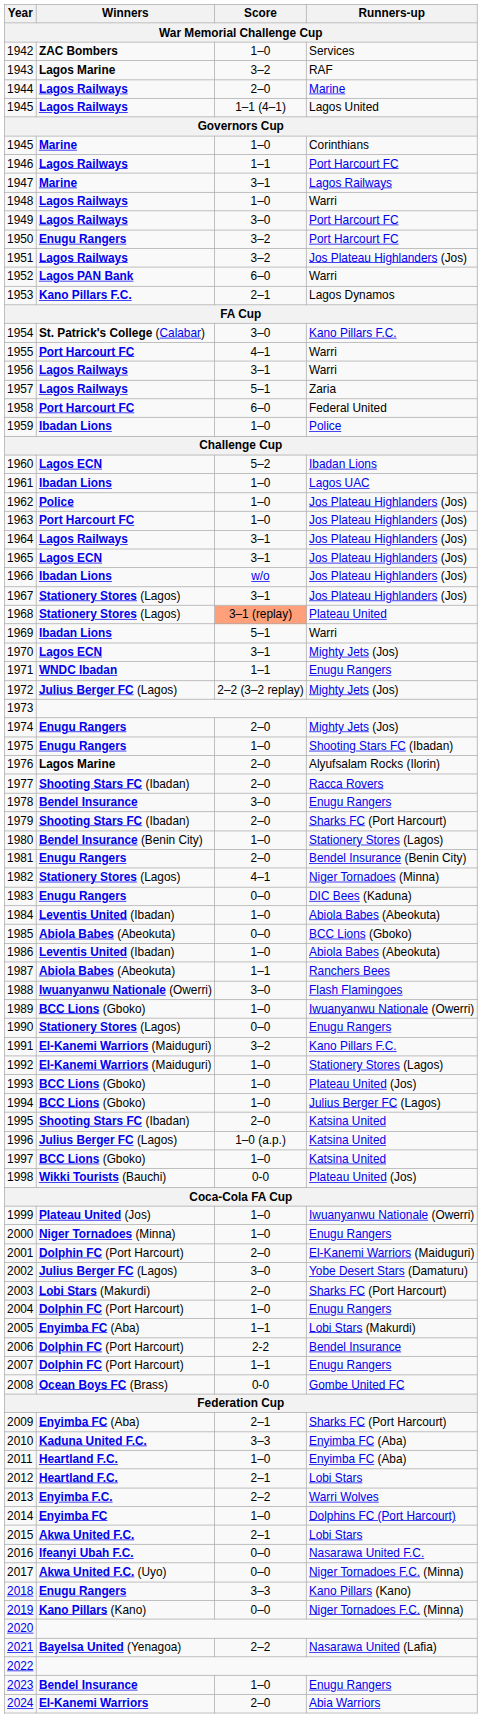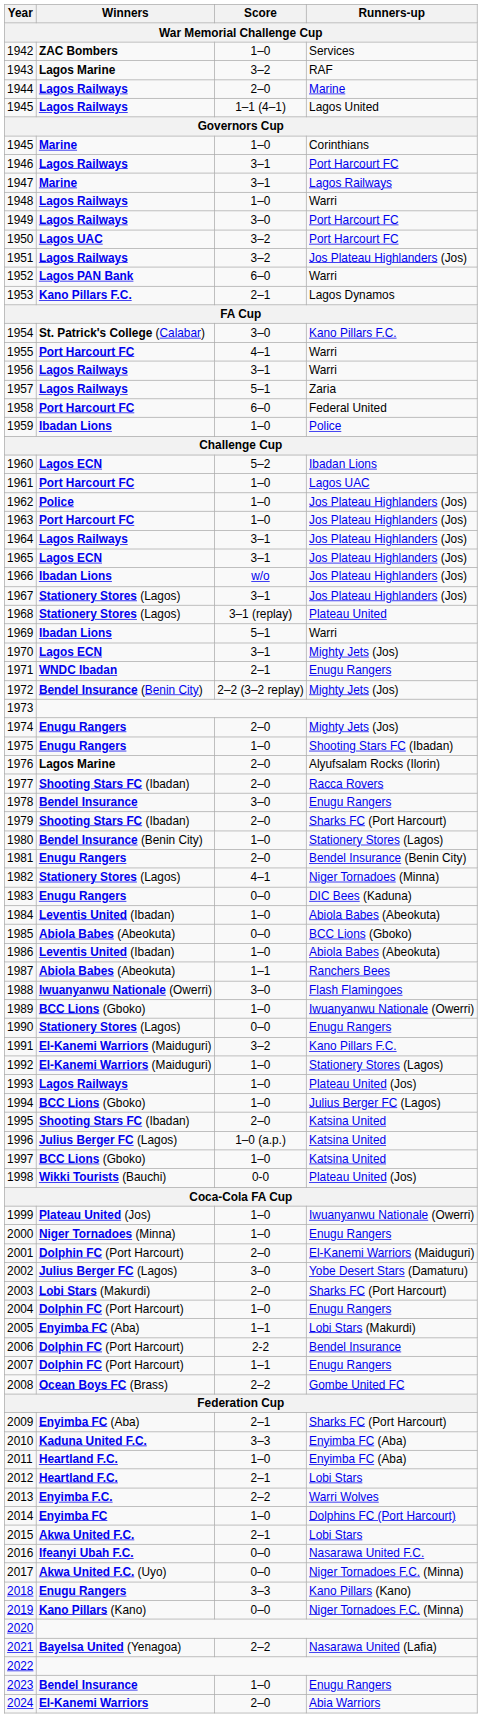(260, 164) 1–1 -> (260, 164) 3–1
(83, 239) Enugu Rangers -> (71, 239) Lagos UAC
(75, 483) Ibadan Lions -> (87, 483) Port Harcourt FC
(260, 614) lightsalmon background -> (260, 614) no background
(260, 671) 1–1 -> (260, 671) 2–1
(108, 689) Julius Berger FC (Lagos) -> (121, 689) Bendel Insurance (Benin City)
(92, 1084) BCC Lions (Gboko) -> (83, 1084) Lagos Railways
(260, 1384) 0-0 -> (260, 1384) 2–2
